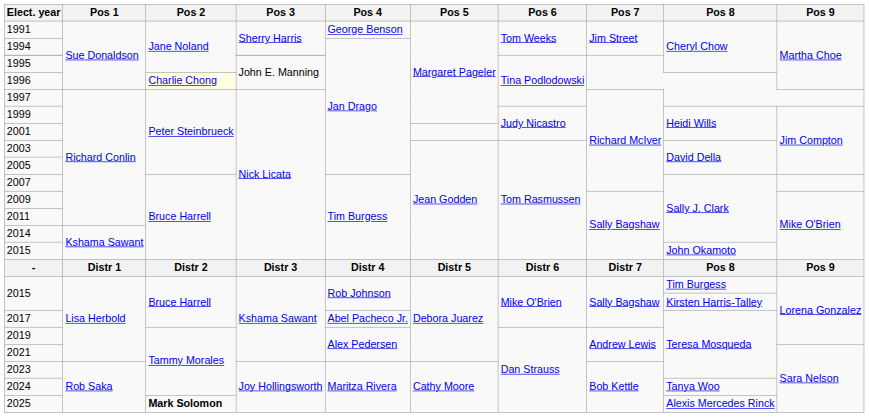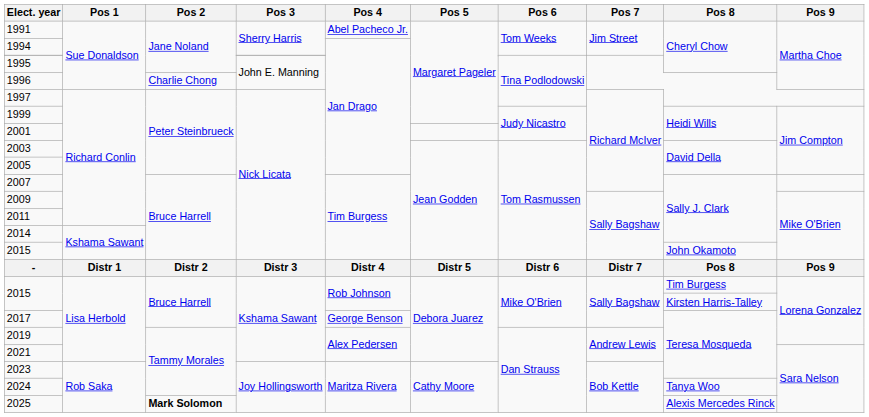(365, 30) George Benson -> (368, 30) Abel Pacheco Jr.
(183, 81) lightyellow background -> (183, 81) no background
(368, 319) Abel Pacheco Jr. -> (365, 319) George Benson
